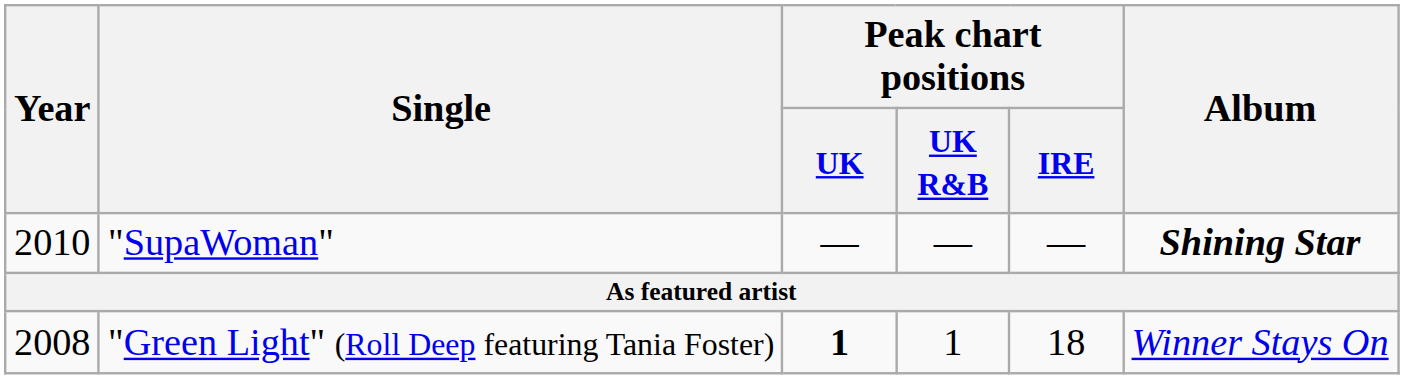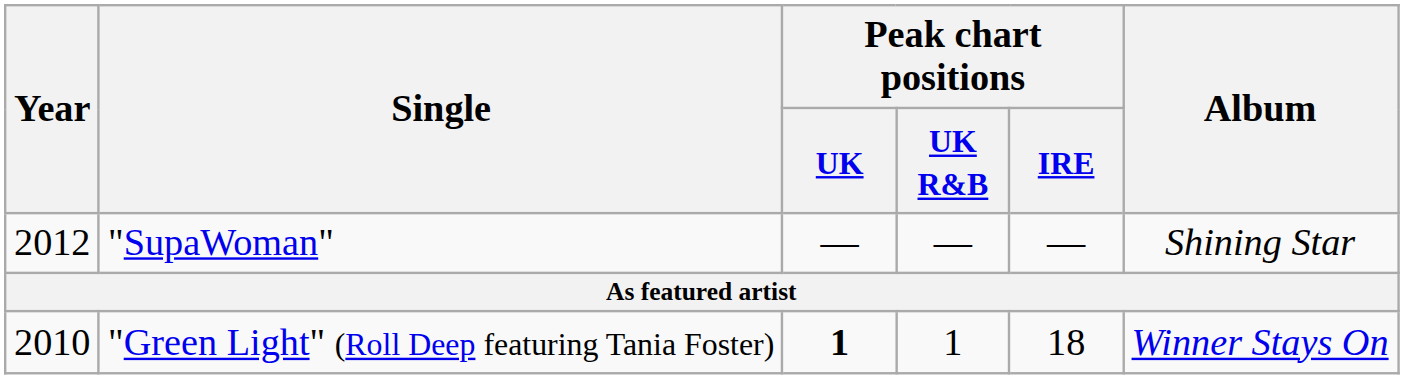(52, 242) 2010 -> (52, 242) 2012
(1260, 242) bold -> (1260, 242) normal
(52, 341) 2008 -> (52, 341) 2010
